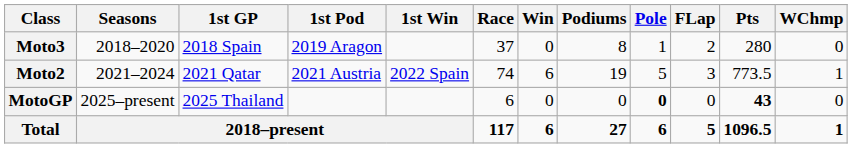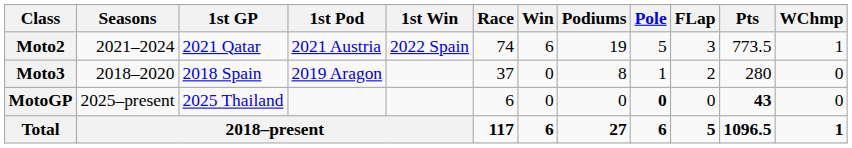rows swapped: (41, 45) <-> (41, 73)
